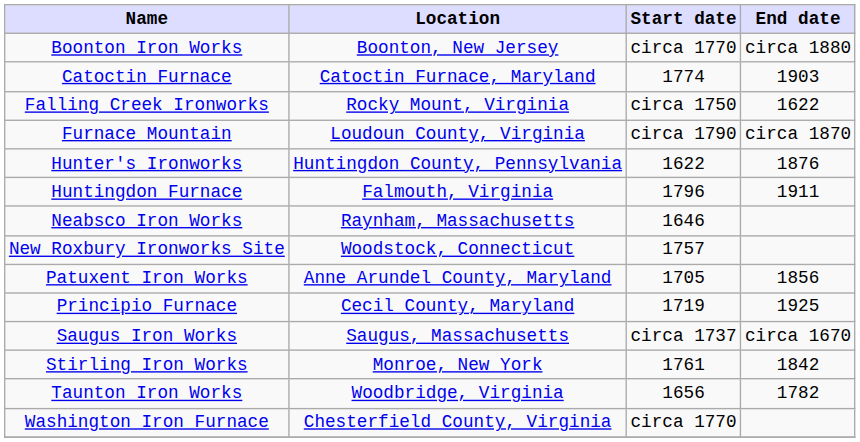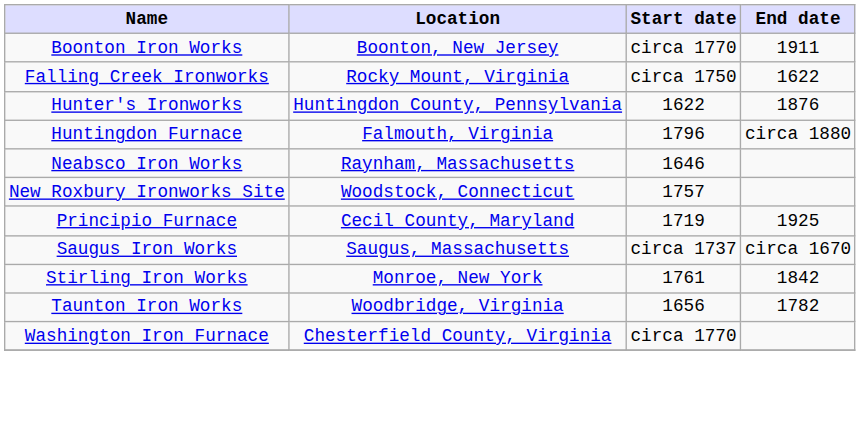(798, 48) circa 1880 -> (798, 48) 1911
- row: (147, 77)
- row: (147, 134)
(798, 192) 1911 -> (798, 134) circa 1880
- row: (147, 278)
